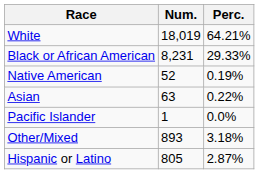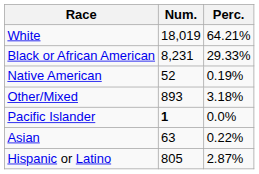rows swapped: (24, 96) <-> (43, 138)
(165, 117) normal -> (165, 117) bold
